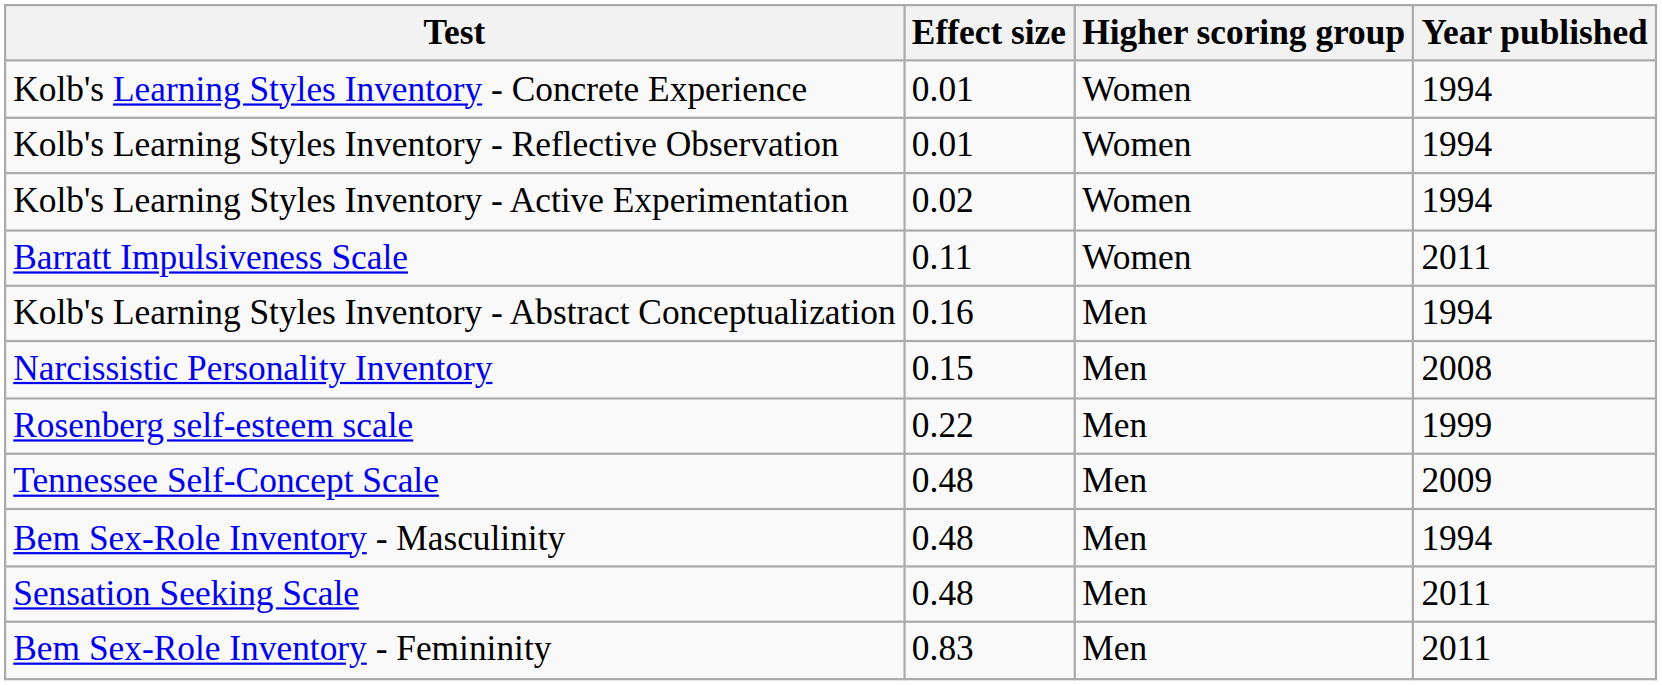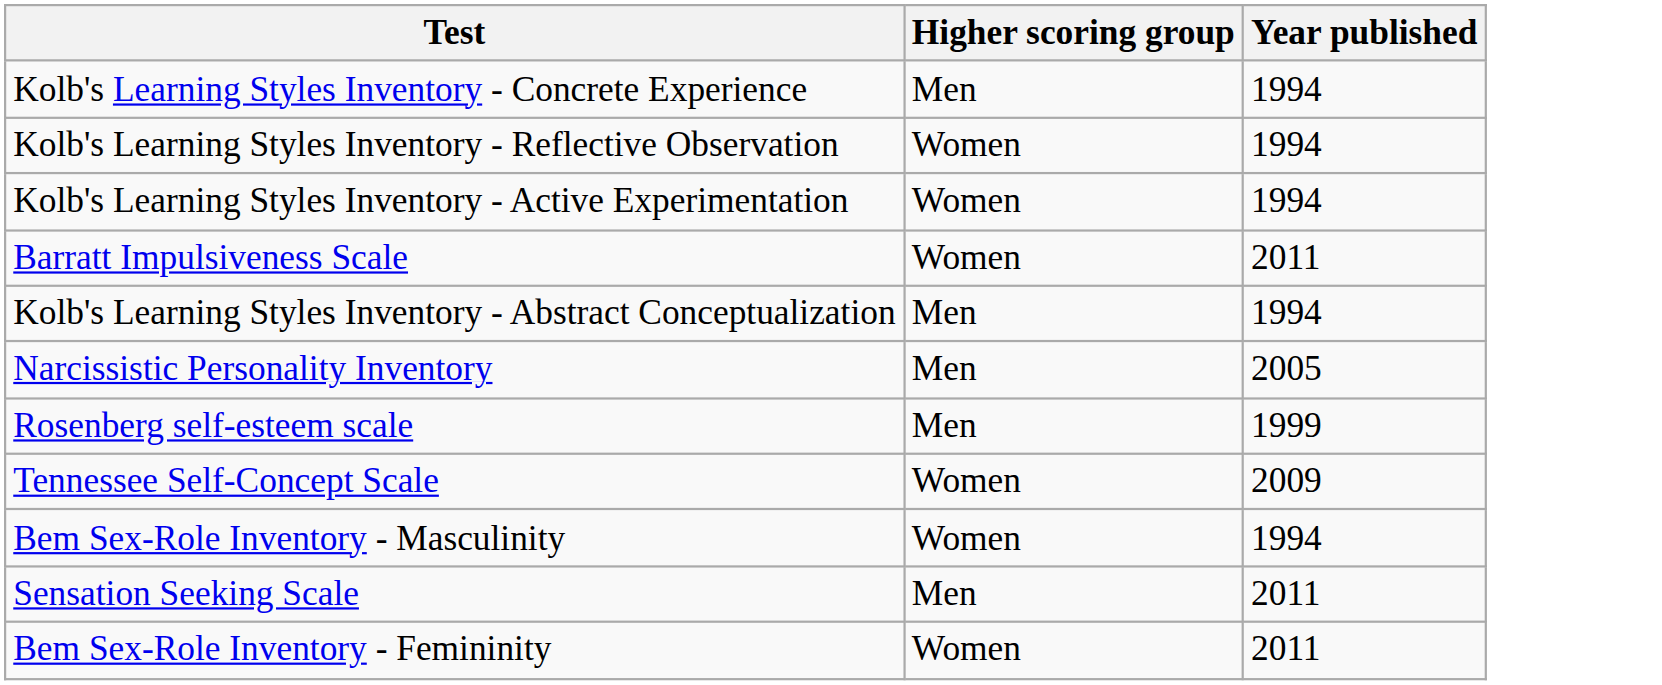- column: (989, 32)
(1137, 88) Women -> (944, 88) Men
(1457, 369) 2008 -> (1286, 369) 2005
(1115, 481) Men -> (966, 481) Women
(1115, 537) Men -> (966, 537) Women
(1115, 649) Men -> (966, 649) Women
